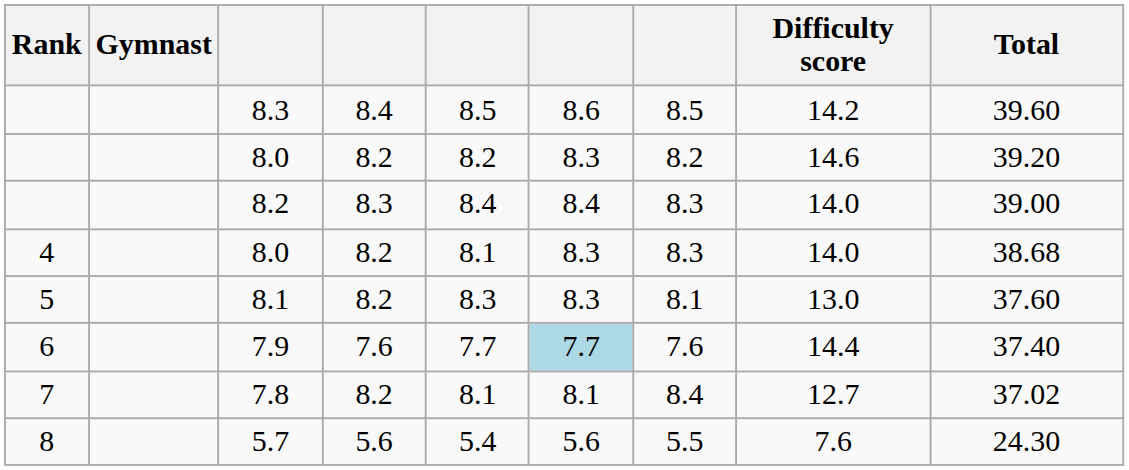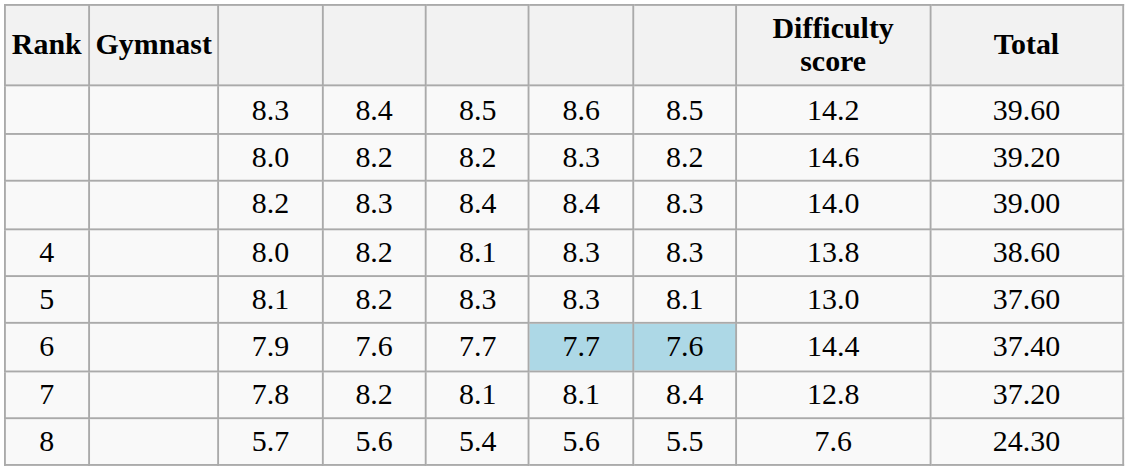(833, 251) 14.0 -> (833, 251) 13.8
(1026, 251) 38.68 -> (1026, 251) 38.60
(685, 346) no background -> (685, 346) lightblue background
(833, 394) 12.7 -> (833, 394) 12.8
(1026, 394) 37.02 -> (1026, 394) 37.20
